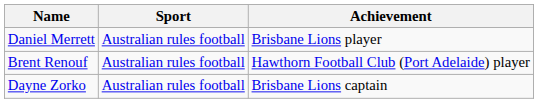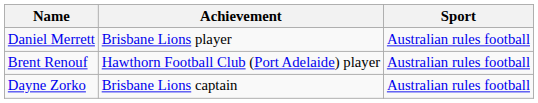columns swapped: (173, 16) <-> (391, 16)
